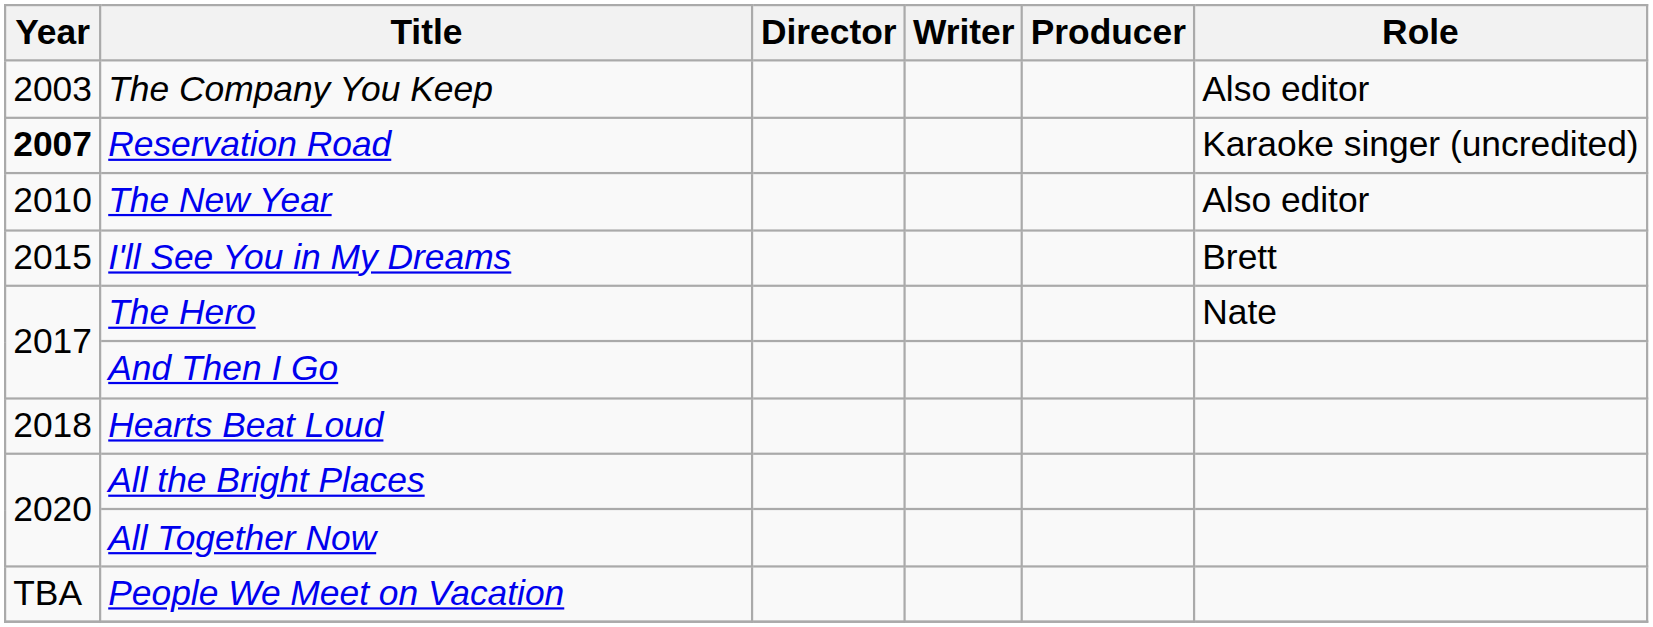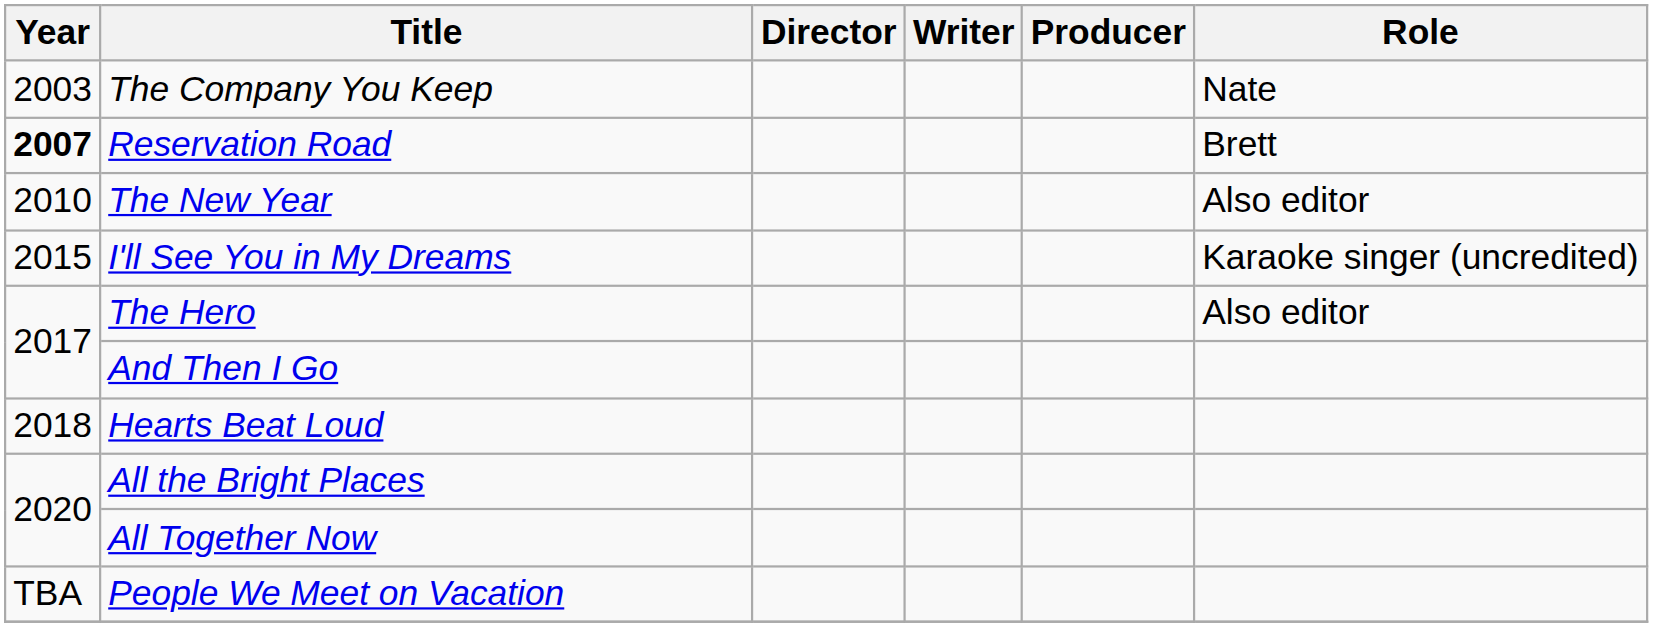(1286, 88) Also editor -> (1240, 88) Nate
(1420, 144) Karaoke singer (uncredited) -> (1240, 144) Brett
(1240, 256) Brett -> (1420, 256) Karaoke singer (uncredited)
(1240, 312) Nate -> (1286, 312) Also editor
